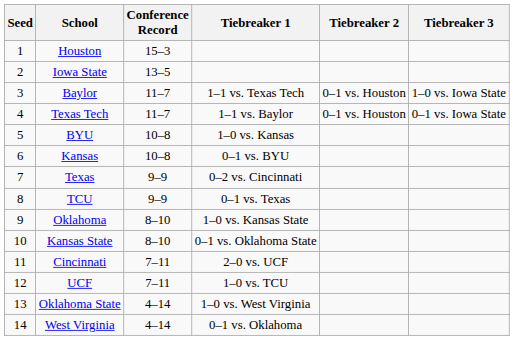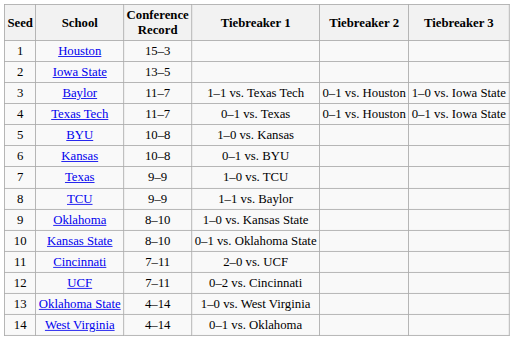(256, 114) 1–1 vs. Baylor -> (256, 114) 0–1 vs. Texas
(256, 177) 0–2 vs. Cincinnati -> (256, 177) 1–0 vs. TCU
(256, 198) 0–1 vs. Texas -> (256, 198) 1–1 vs. Baylor
(256, 282) 1–0 vs. TCU -> (256, 282) 0–2 vs. Cincinnati
